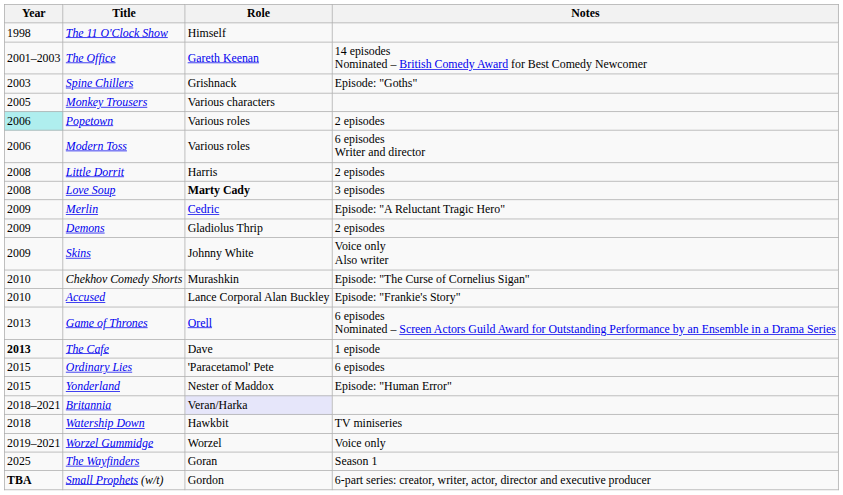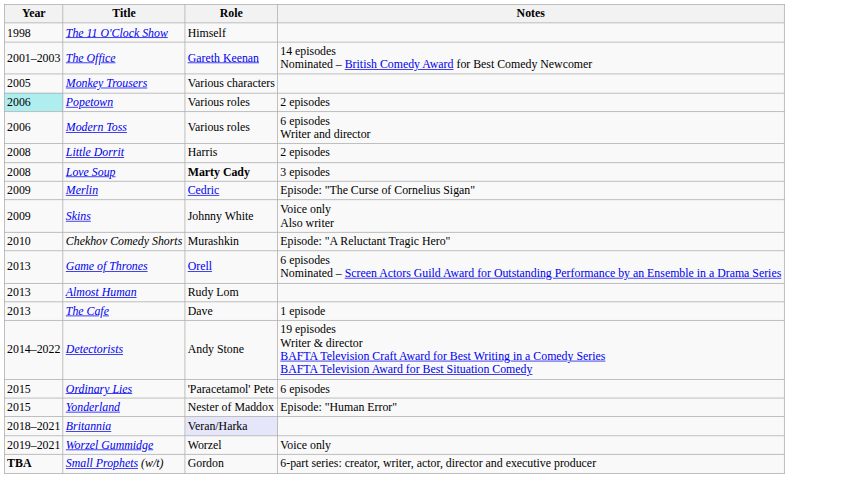- row: (100, 83)
(420, 209) Episode: "A Reluctant Tragic Hero" -> (378, 190) Episode: "The Curse of Cornelius Sigan"
- row: (85, 228)
(432, 279) Episode: "The Curse of Cornelius Sigan" -> (365, 241) Episode: "A Reluctant Tragic Hero"
- row: (86, 297)
+ row: (101, 292)
(19, 348) bold -> (19, 311) normal
+ row: (94, 350)
- row: (105, 423)
- row: (103, 461)
